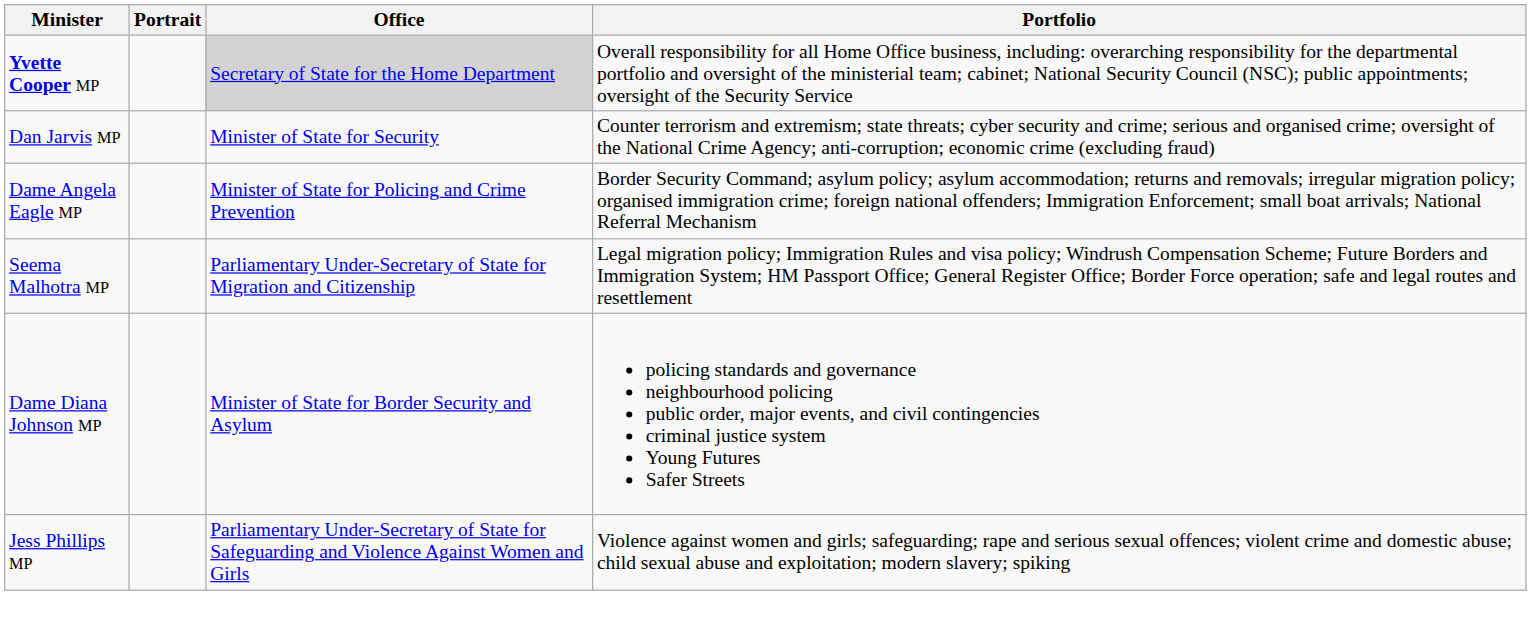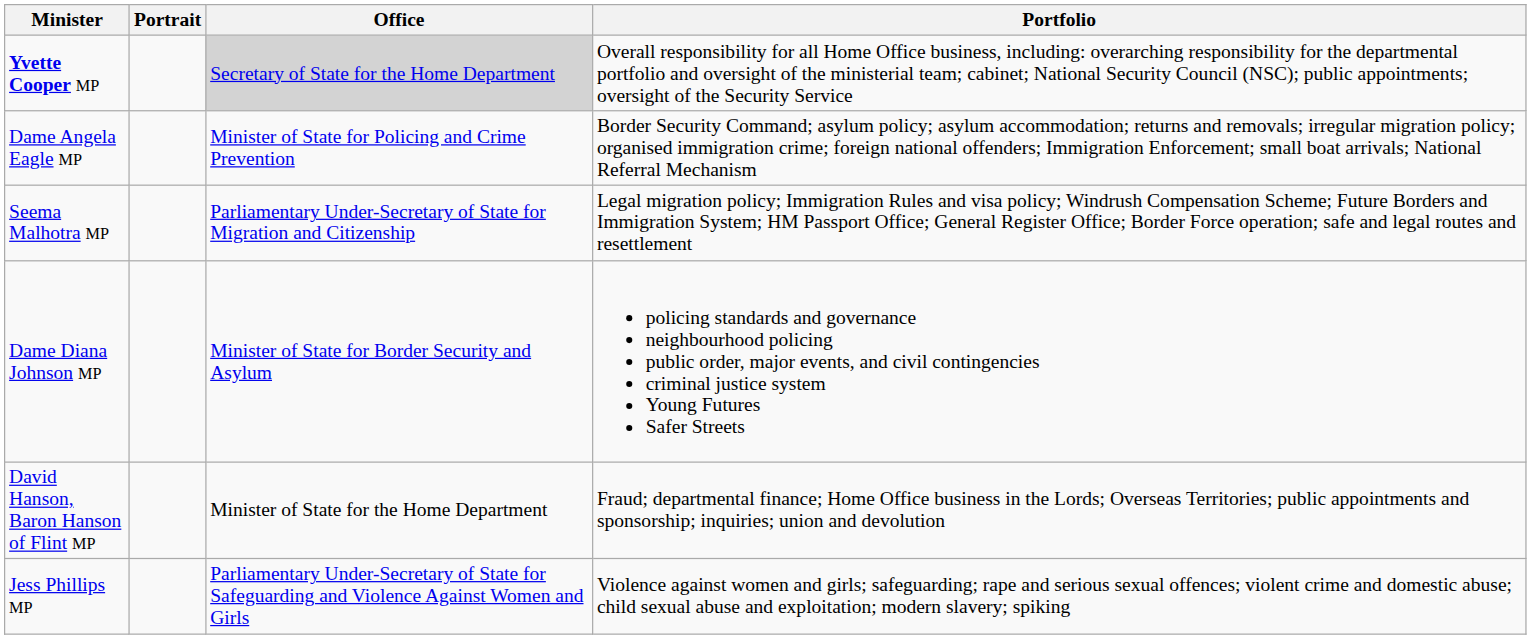- row: (65, 136)
+ row: (65, 510)
